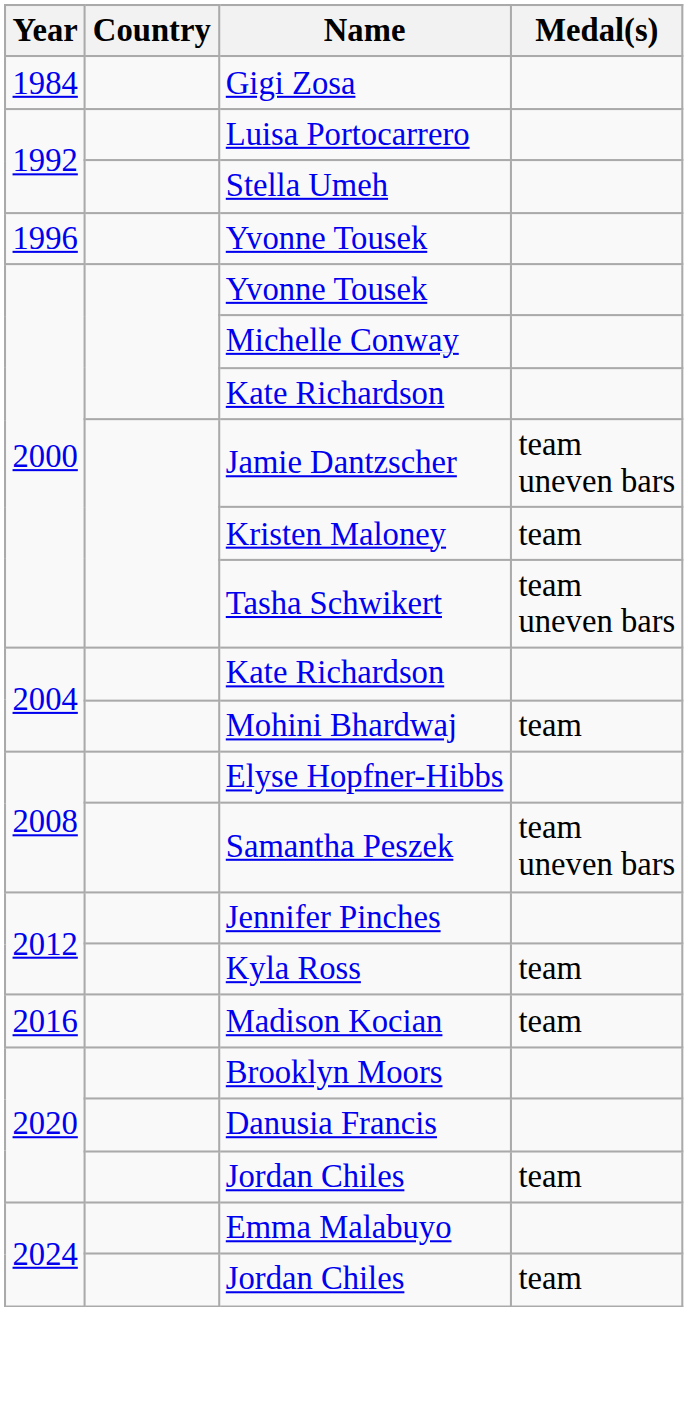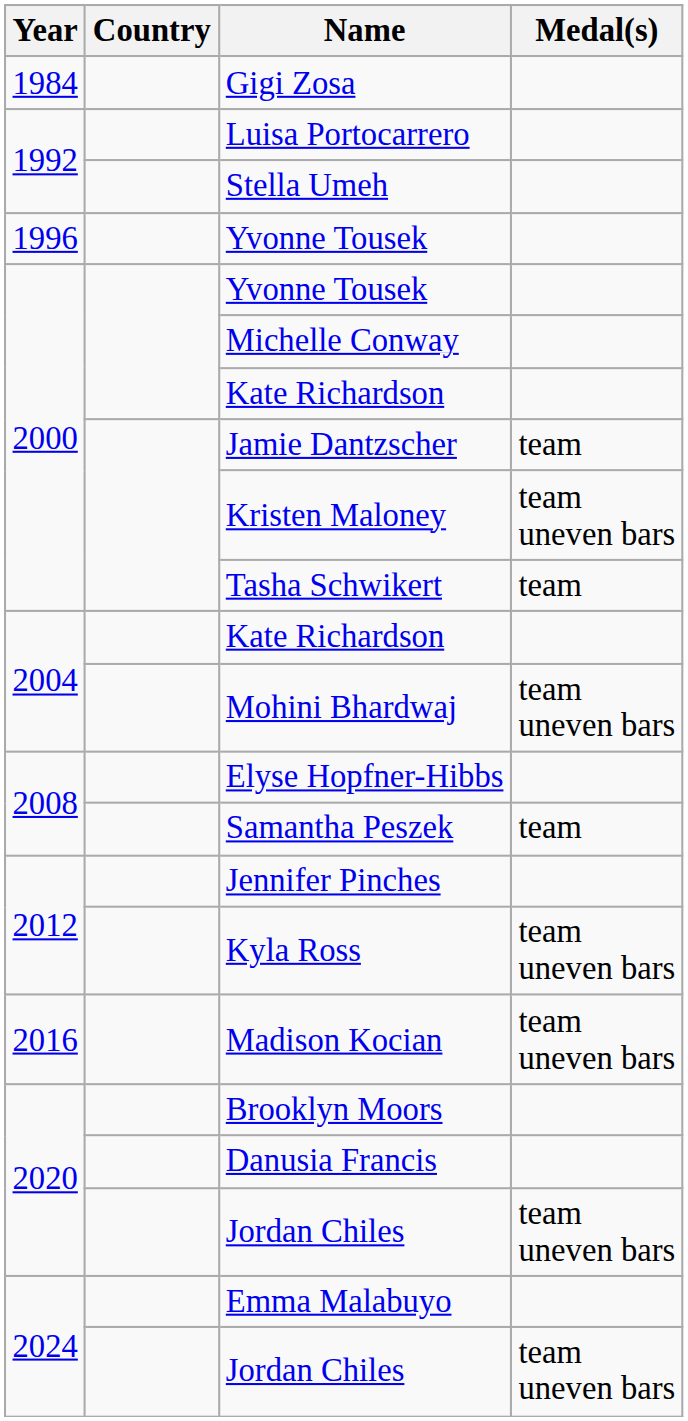(597, 462) team uneven bars -> (550, 444) team
(550, 532) team -> (597, 514) team uneven bars
(597, 603) team uneven bars -> (550, 584) team
(550, 725) team -> (597, 706) team uneven bars
(597, 846) team uneven bars -> (550, 828) team
(550, 968) team -> (597, 950) team uneven bars
(550, 1020) team -> (597, 1038) team uneven bars
(550, 1175) team -> (597, 1230) team uneven bars
(550, 1279) team -> (597, 1371) team uneven bars
